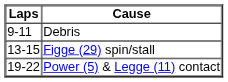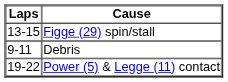rows swapped: (62, 32) <-> (99, 49)
